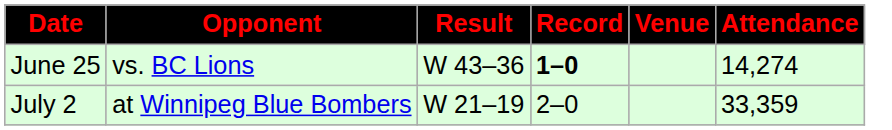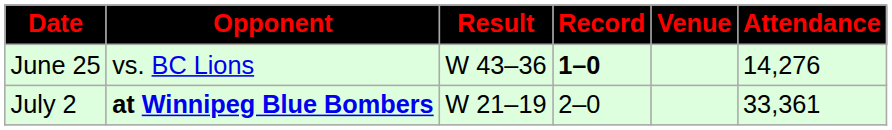(760, 64) 14,274 -> (782, 64) 14,276
(262, 104) normal -> (273, 104) bold
(760, 104) 33,359 -> (782, 104) 33,361
